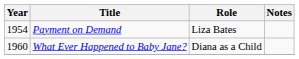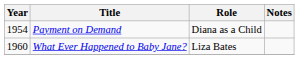(214, 29) Liza Bates -> (227, 29) Diana as a Child
(227, 46) Diana as a Child -> (214, 46) Liza Bates
